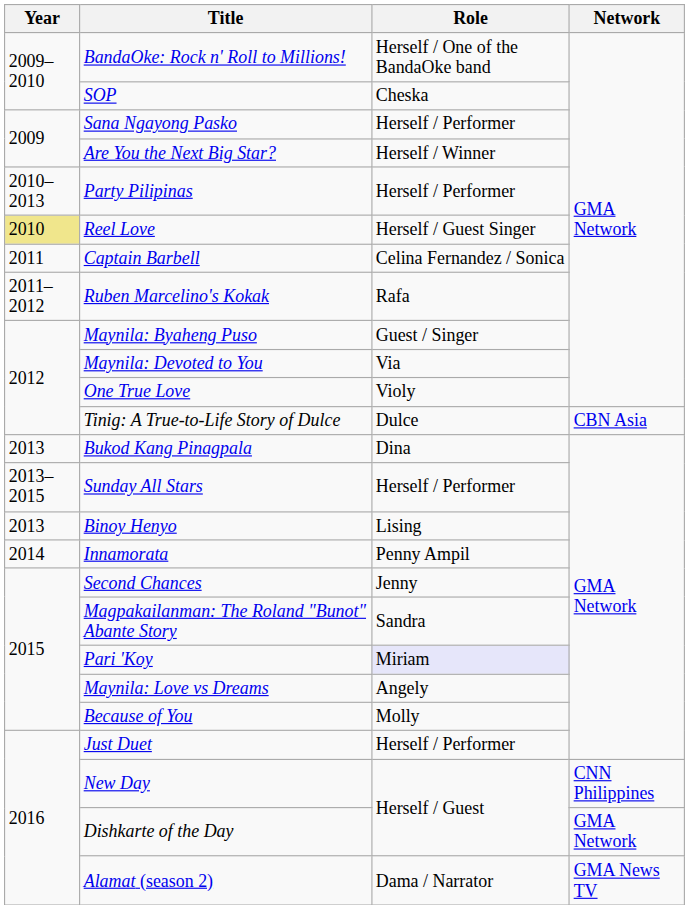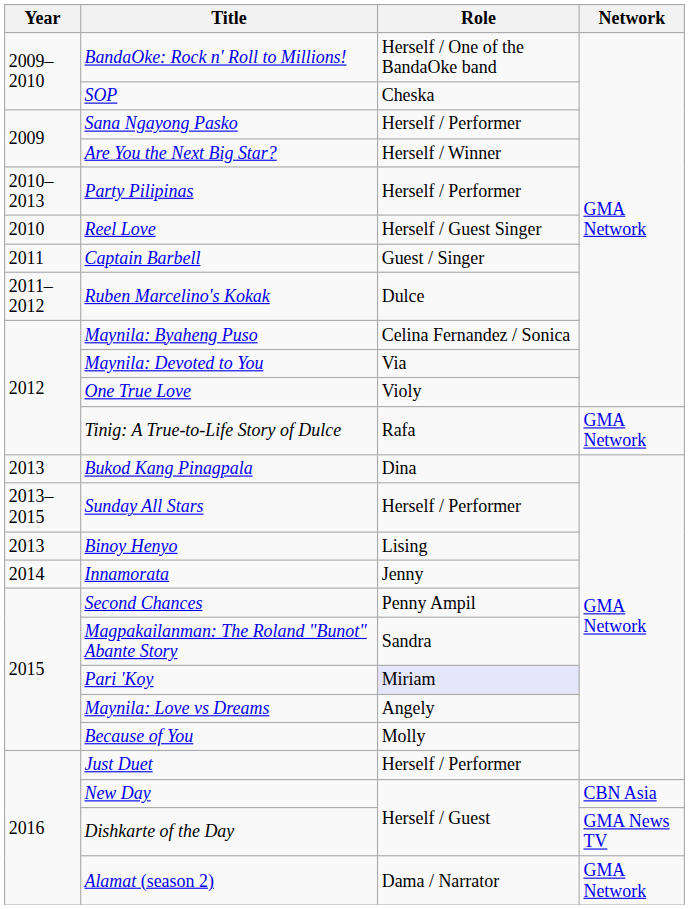(27, 229) khaki background -> (27, 229) no background
(470, 257) Celina Fernandez / Sonica -> (433, 257) Guest / Singer
(393, 296) Rafa -> (403, 296) Dulce
(427, 334) Guest / Singer -> (476, 334) Celina Fernandez / Sonica
(397, 420) Dulce -> (399, 430) Rafa
(610, 420) CBN Asia -> (615, 430) GMA Network
(423, 554) Penny Ampil -> (403, 574) Jenny
(397, 582) Jenny -> (429, 602) Penny Ampil
(614, 783) CNN Philippines -> (620, 793) CBN Asia
(605, 831) GMA Network -> (627, 831) GMA News TV
(617, 880) GMA News TV -> (615, 880) GMA Network
